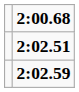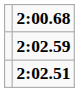rows swapped: (43, 45) <-> (43, 73)
